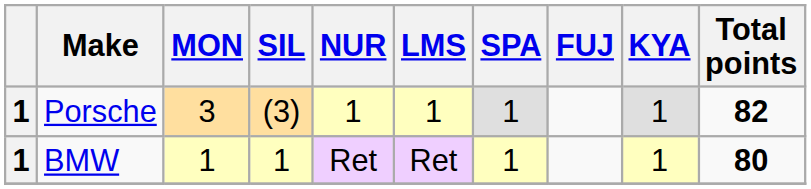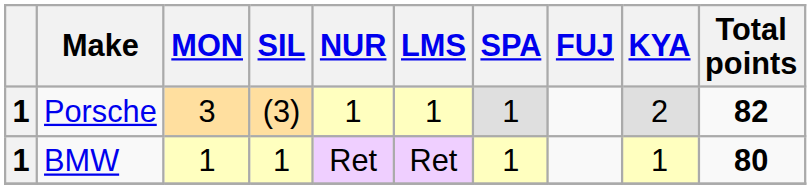(660, 111) 1 -> (660, 111) 2
